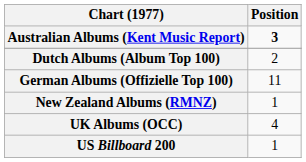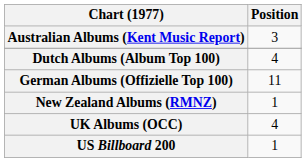(275, 37) bold -> (275, 37) normal
(275, 59) 2 -> (275, 59) 4
